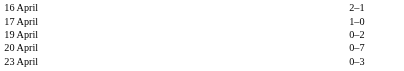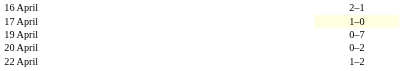(357, 21) no background -> (357, 21) lightyellow background
(357, 35) 0–2 -> (357, 35) 0–7
(357, 48) 0–7 -> (357, 48) 0–2
+ row: (21, 61)
- row: (21, 61)
